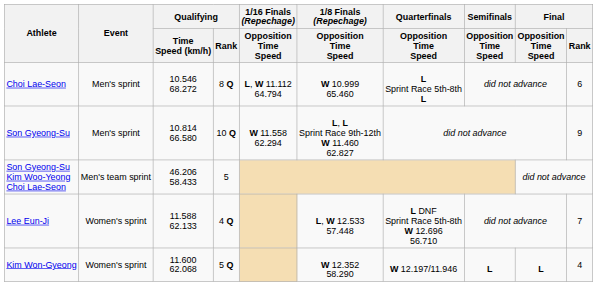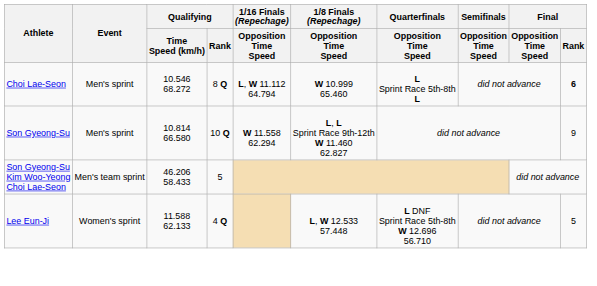(580, 85) normal -> (573, 85) bold
(580, 221) 7 -> (573, 221) 5
- row: (42, 265)
